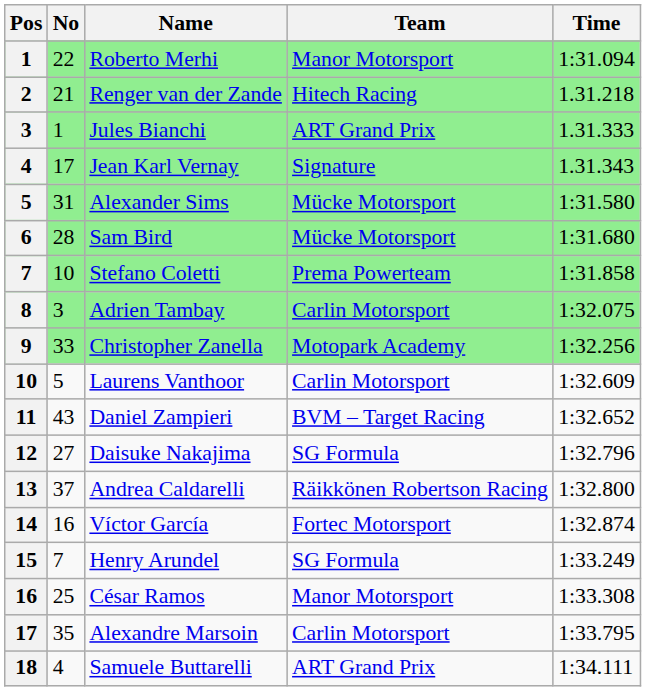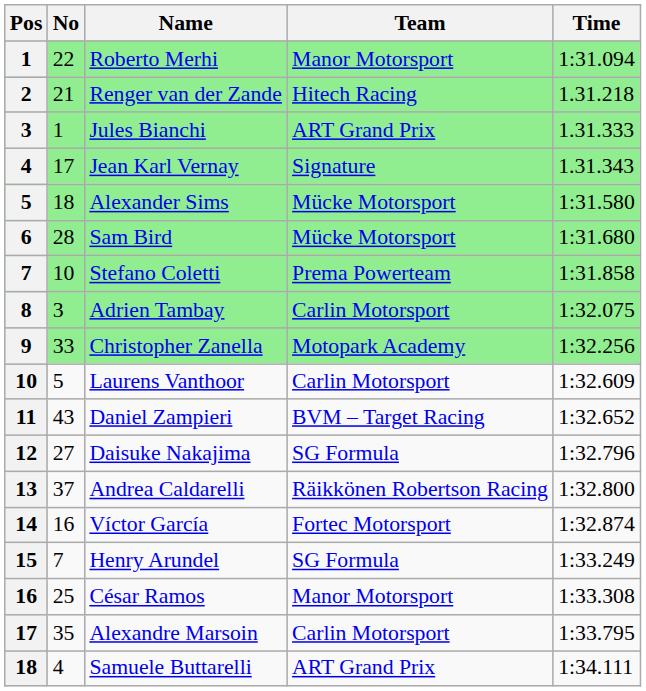(64, 202) 31 -> (64, 202) 18
